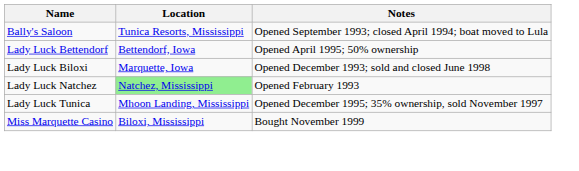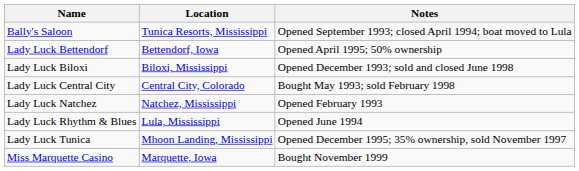(156, 67) Marquette, Iowa -> (185, 67) Biloxi, Mississippi
+ row: (61, 85)
(166, 85) lightgreen background -> (189, 103) no background
+ row: (72, 121)
(161, 121) Biloxi, Mississippi -> (179, 157) Marquette, Iowa
